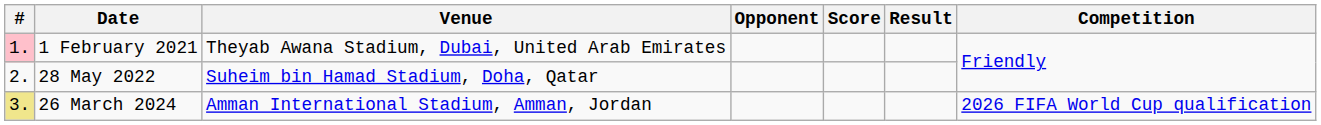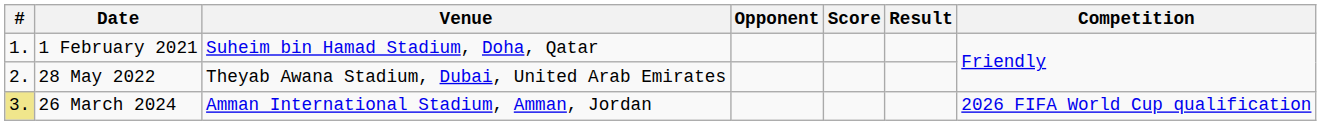(20, 48) pink background -> (20, 48) no background
(466, 48) Theyab Awana Stadium, Dubai, United Arab Emirates -> (402, 48) Suheim bin Hamad Stadium, Doha, Qatar
(402, 77) Suheim bin Hamad Stadium, Doha, Qatar -> (466, 77) Theyab Awana Stadium, Dubai, United Arab Emirates
